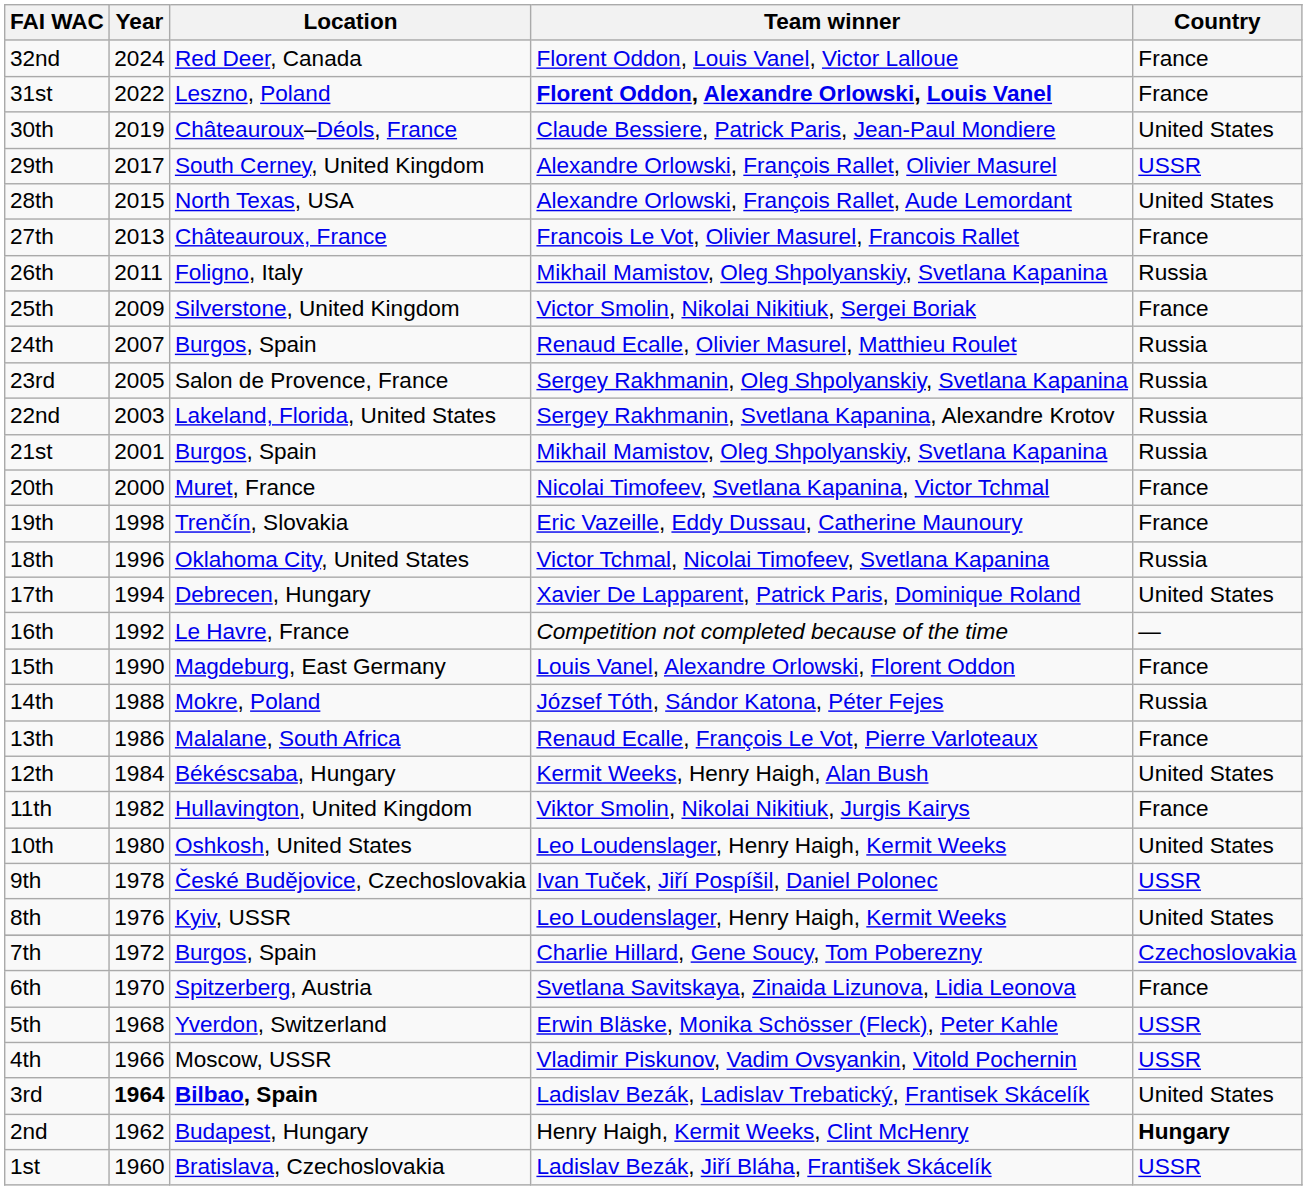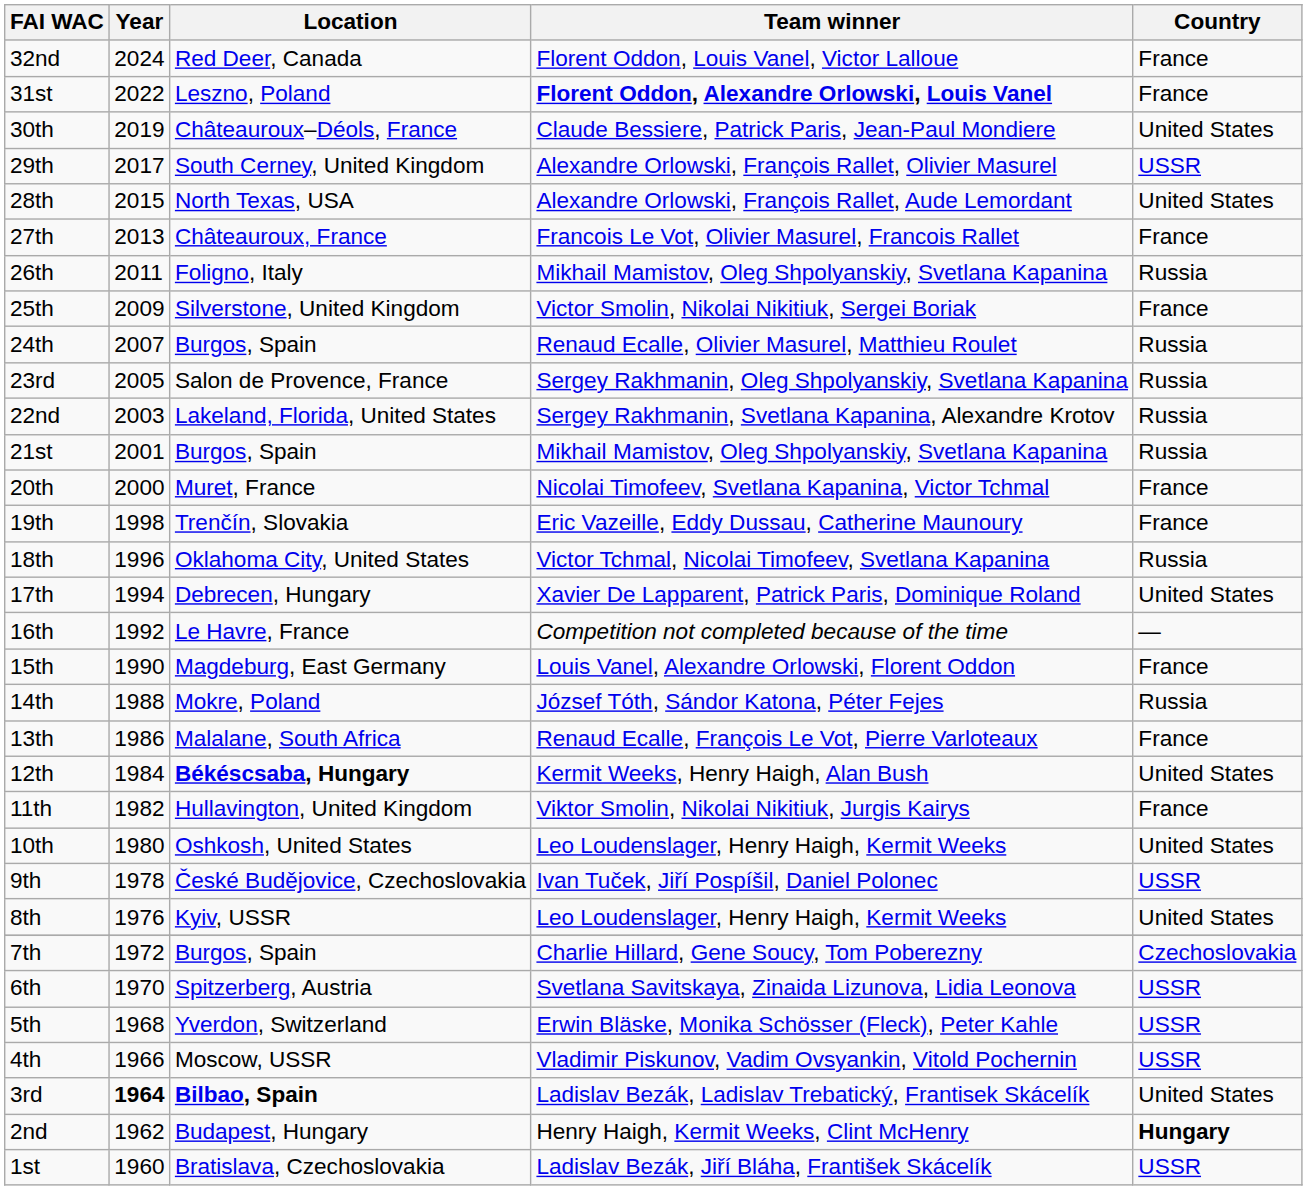(285, 773) normal -> (292, 773) bold
(1173, 988) France -> (1170, 988) USSR
